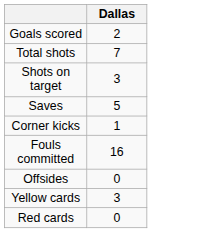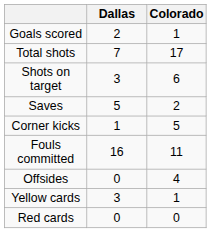+ column: (177, 14)
